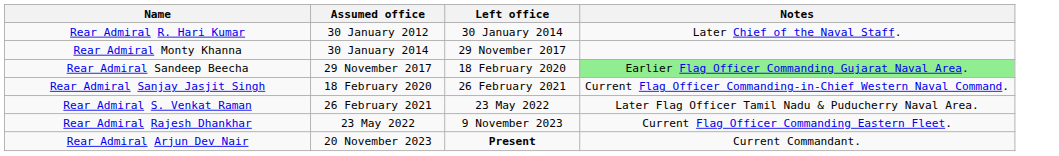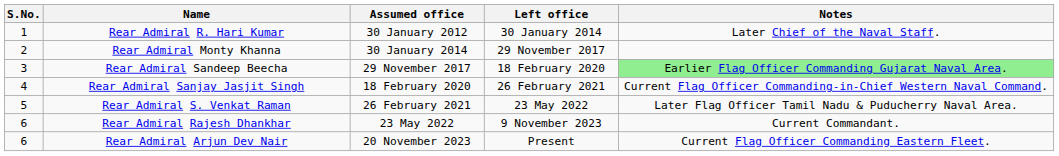+ column: (24, 14)
(797, 123) Current Flag Officer Commanding Eastern Fleet. -> (836, 123) Current Commandant.
(512, 141) bold -> (551, 141) normal
(797, 141) Current Commandant. -> (836, 141) Current Flag Officer Commanding Eastern Fleet.
